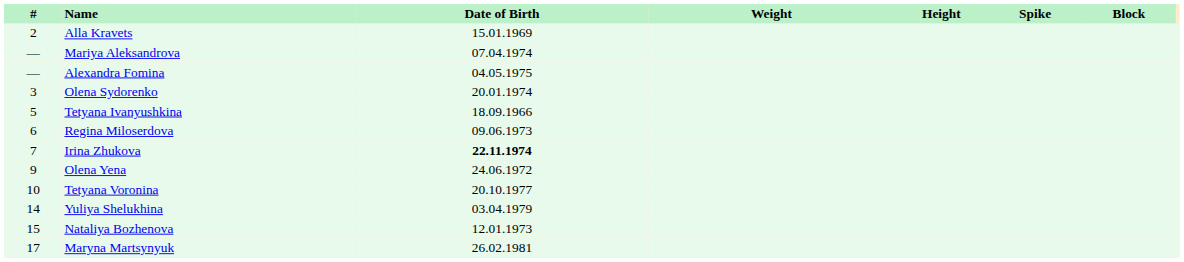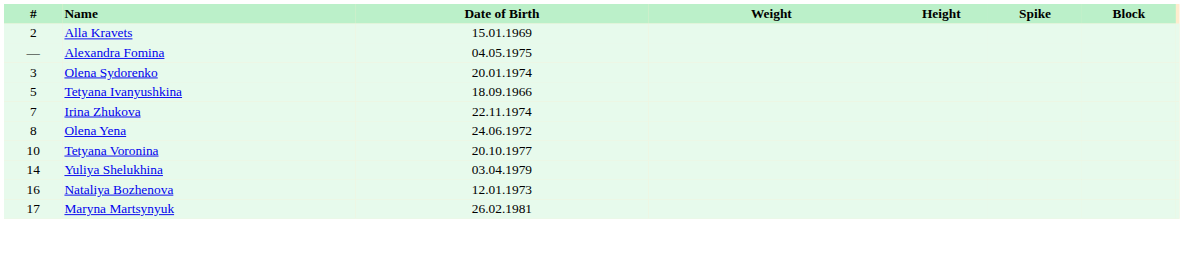- row: (122, 52)
- row: (119, 130)
(502, 150) bold -> (502, 111) normal
(33, 170) 9 -> (33, 130) 8
(33, 228) 15 -> (33, 189) 16
